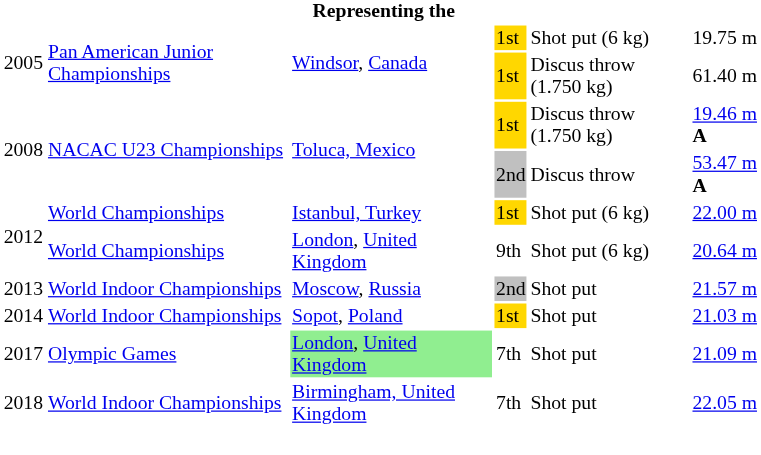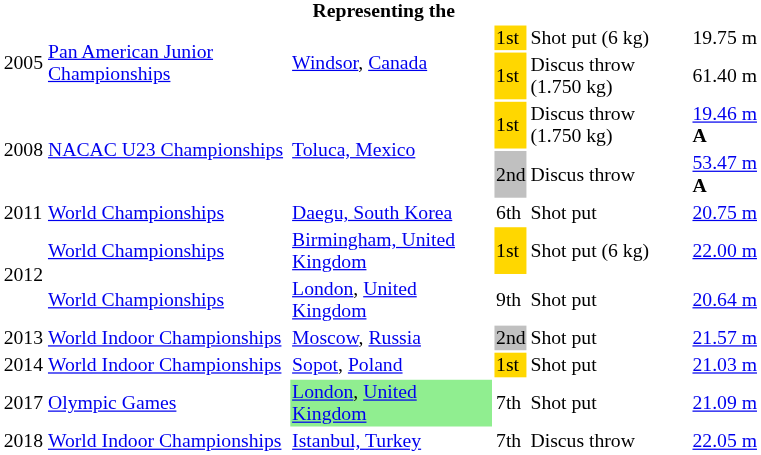+ row: (23, 212)
(357, 212) Istanbul, Turkey -> (374, 250) Birmingham, United Kingdom
(590, 250) Shot put (6 kg) -> (564, 299) Shot put
(374, 403) Birmingham, United Kingdom -> (357, 441) Istanbul, Turkey
(564, 403) Shot put -> (583, 441) Discus throw
